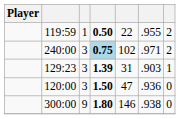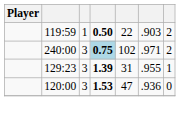(151, 31) .955 -> (151, 31) .903
(151, 68) .903 -> (151, 68) .955
(103, 86) 1.50 -> (103, 86) 1.53
- row: (60, 104)
